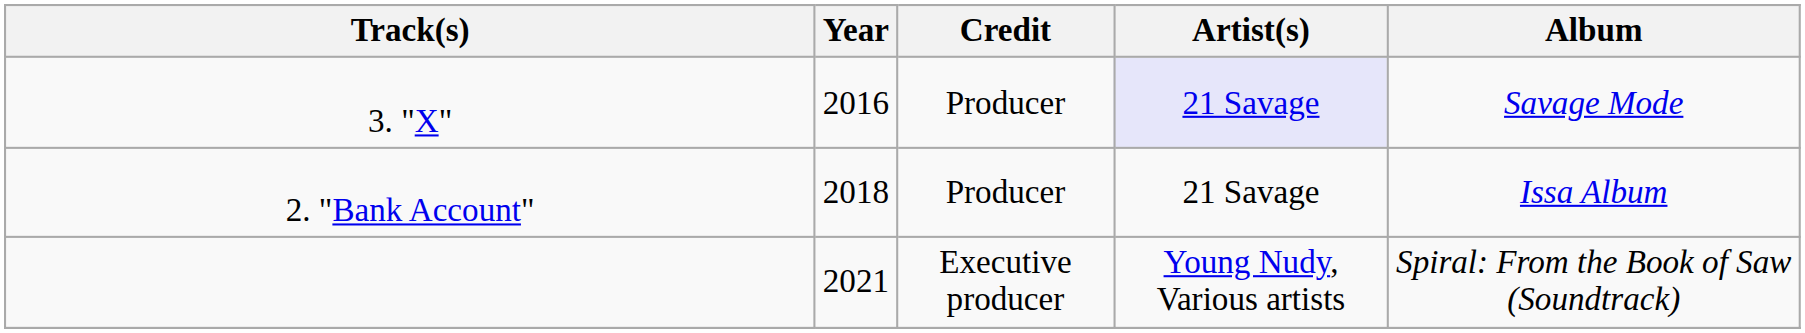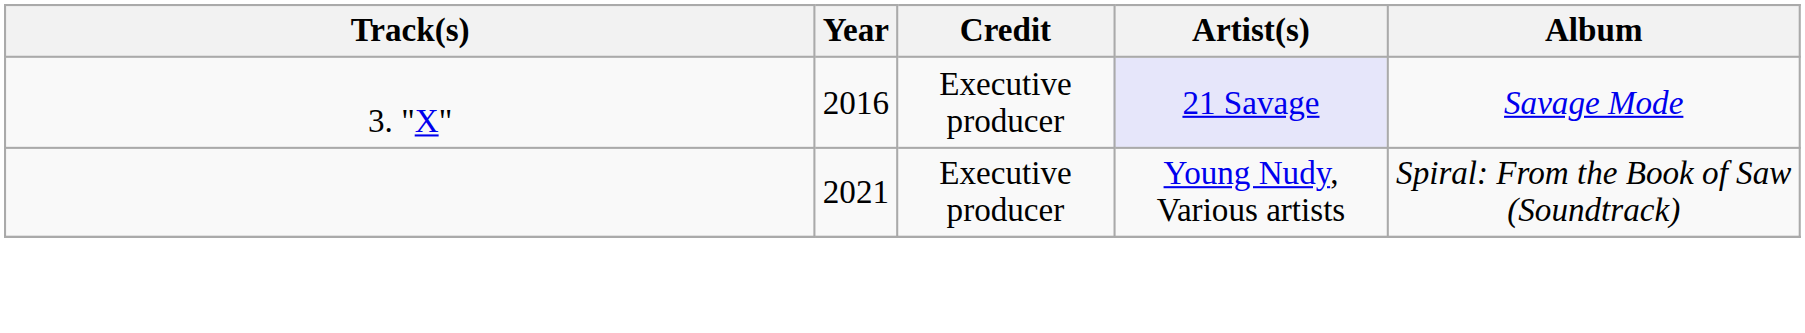(1005, 101) Producer -> (1005, 101) Executive producer
- row: (410, 210)
